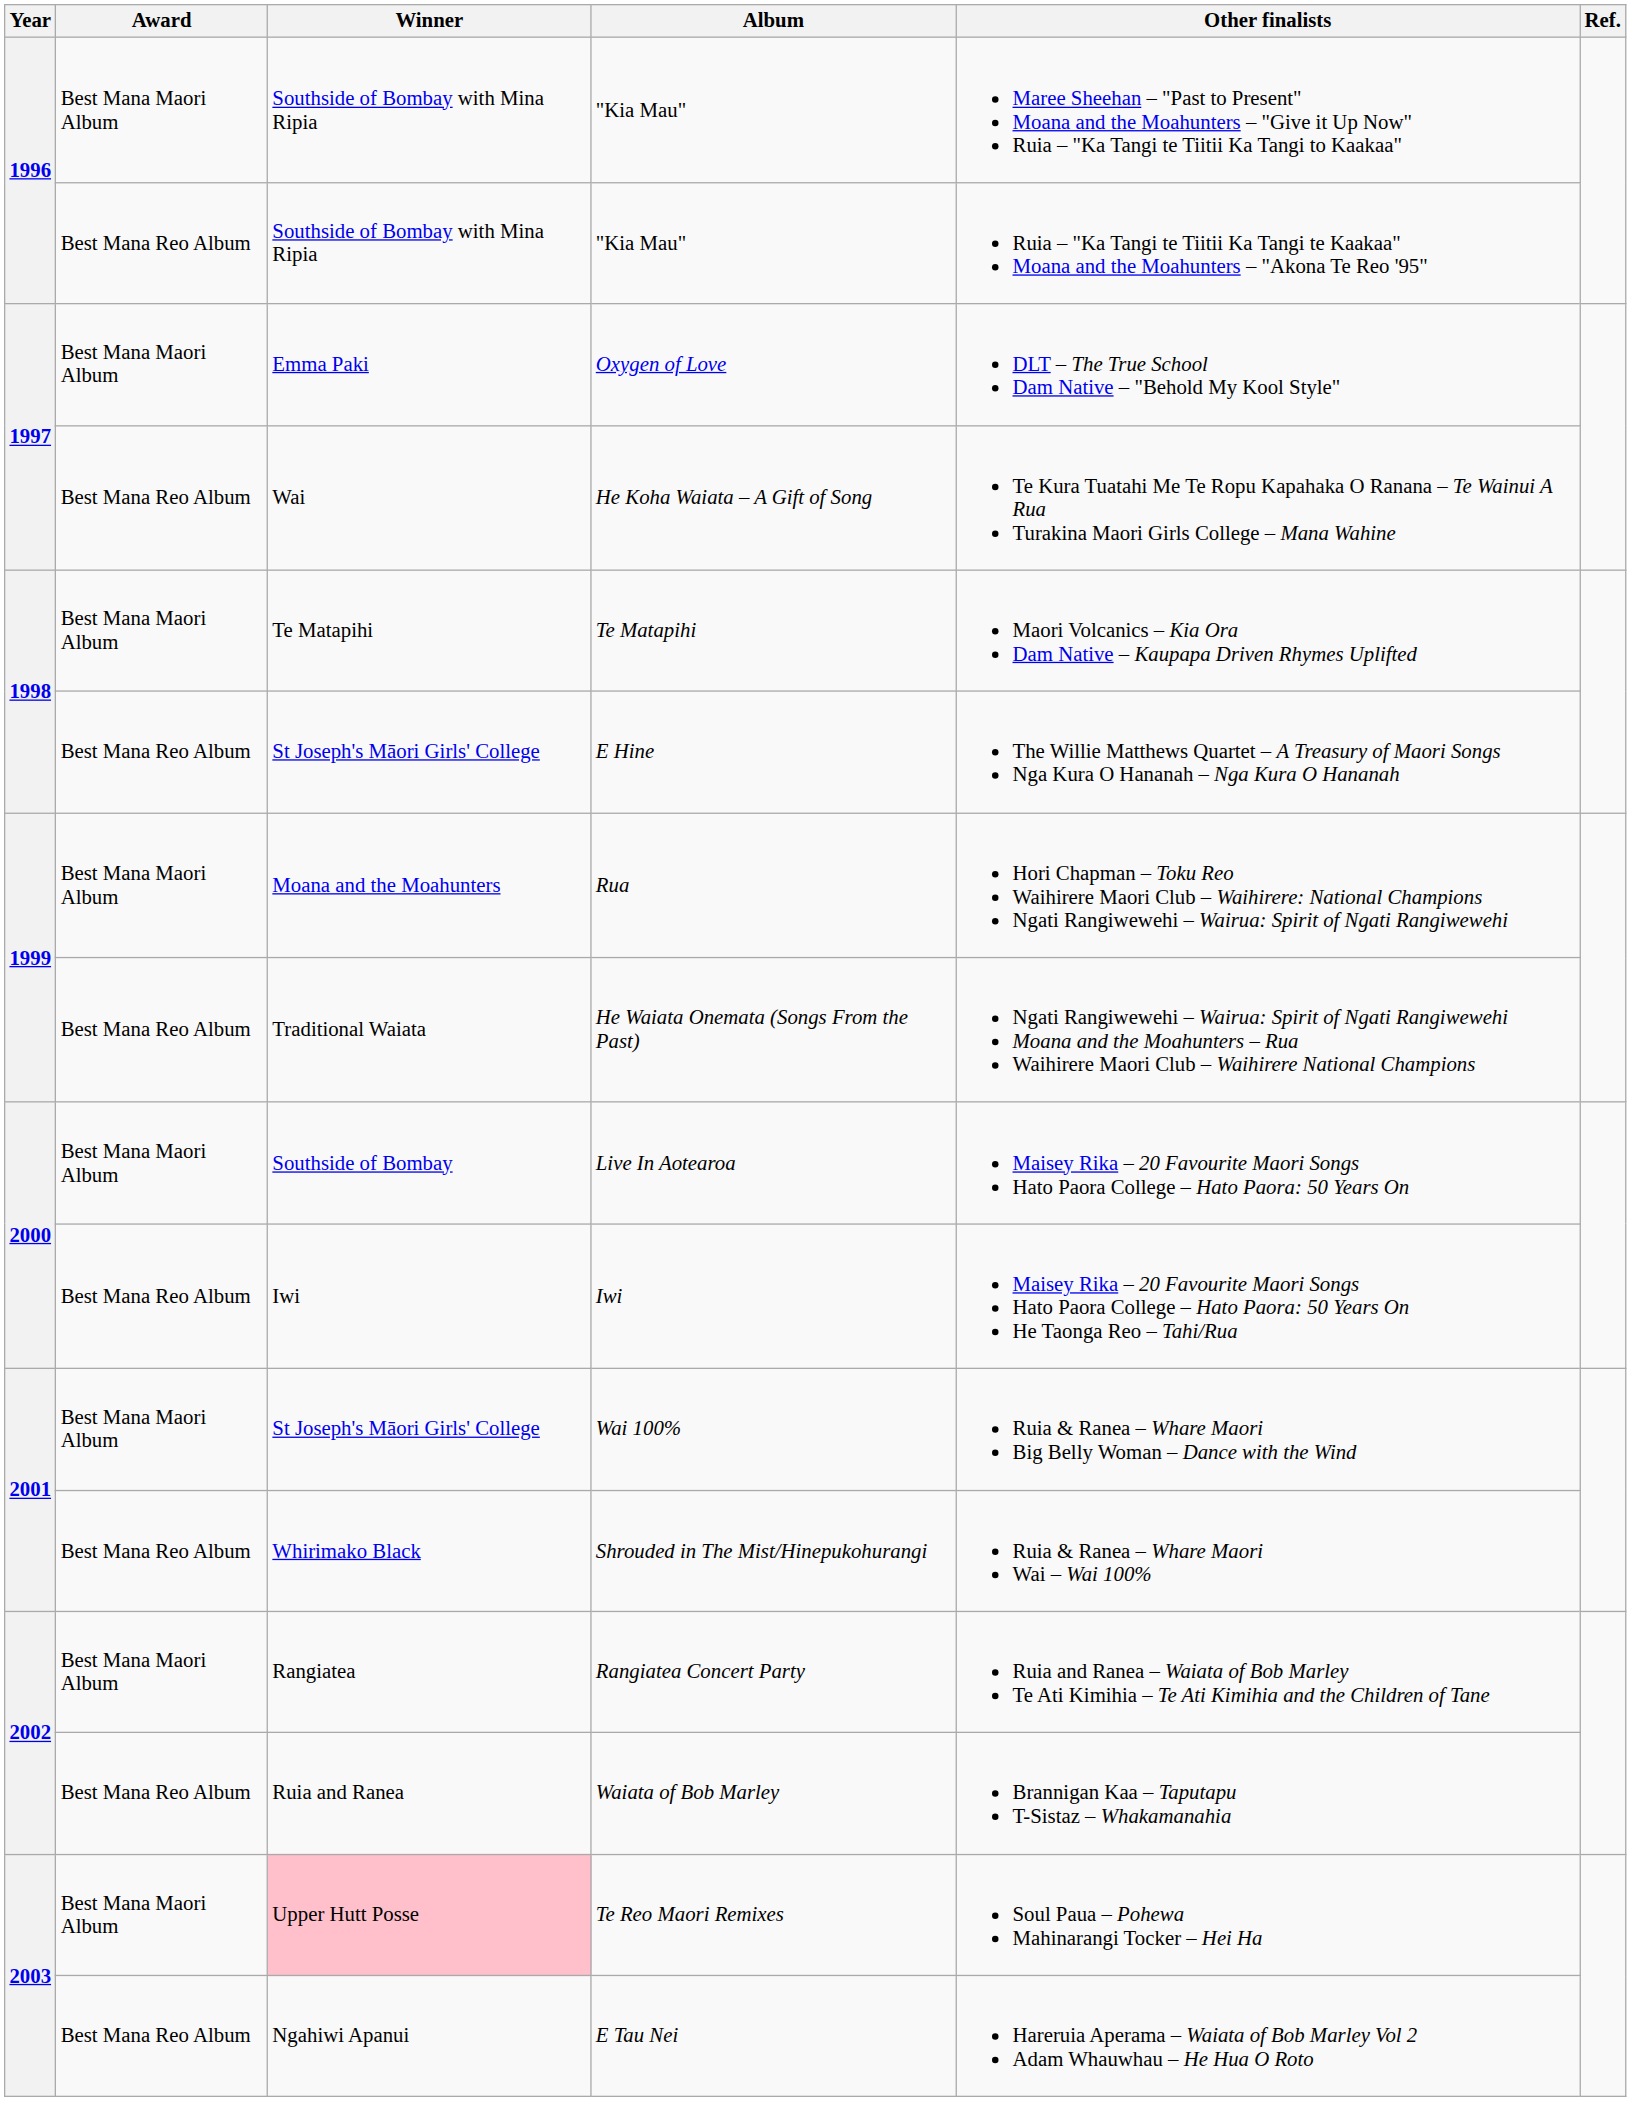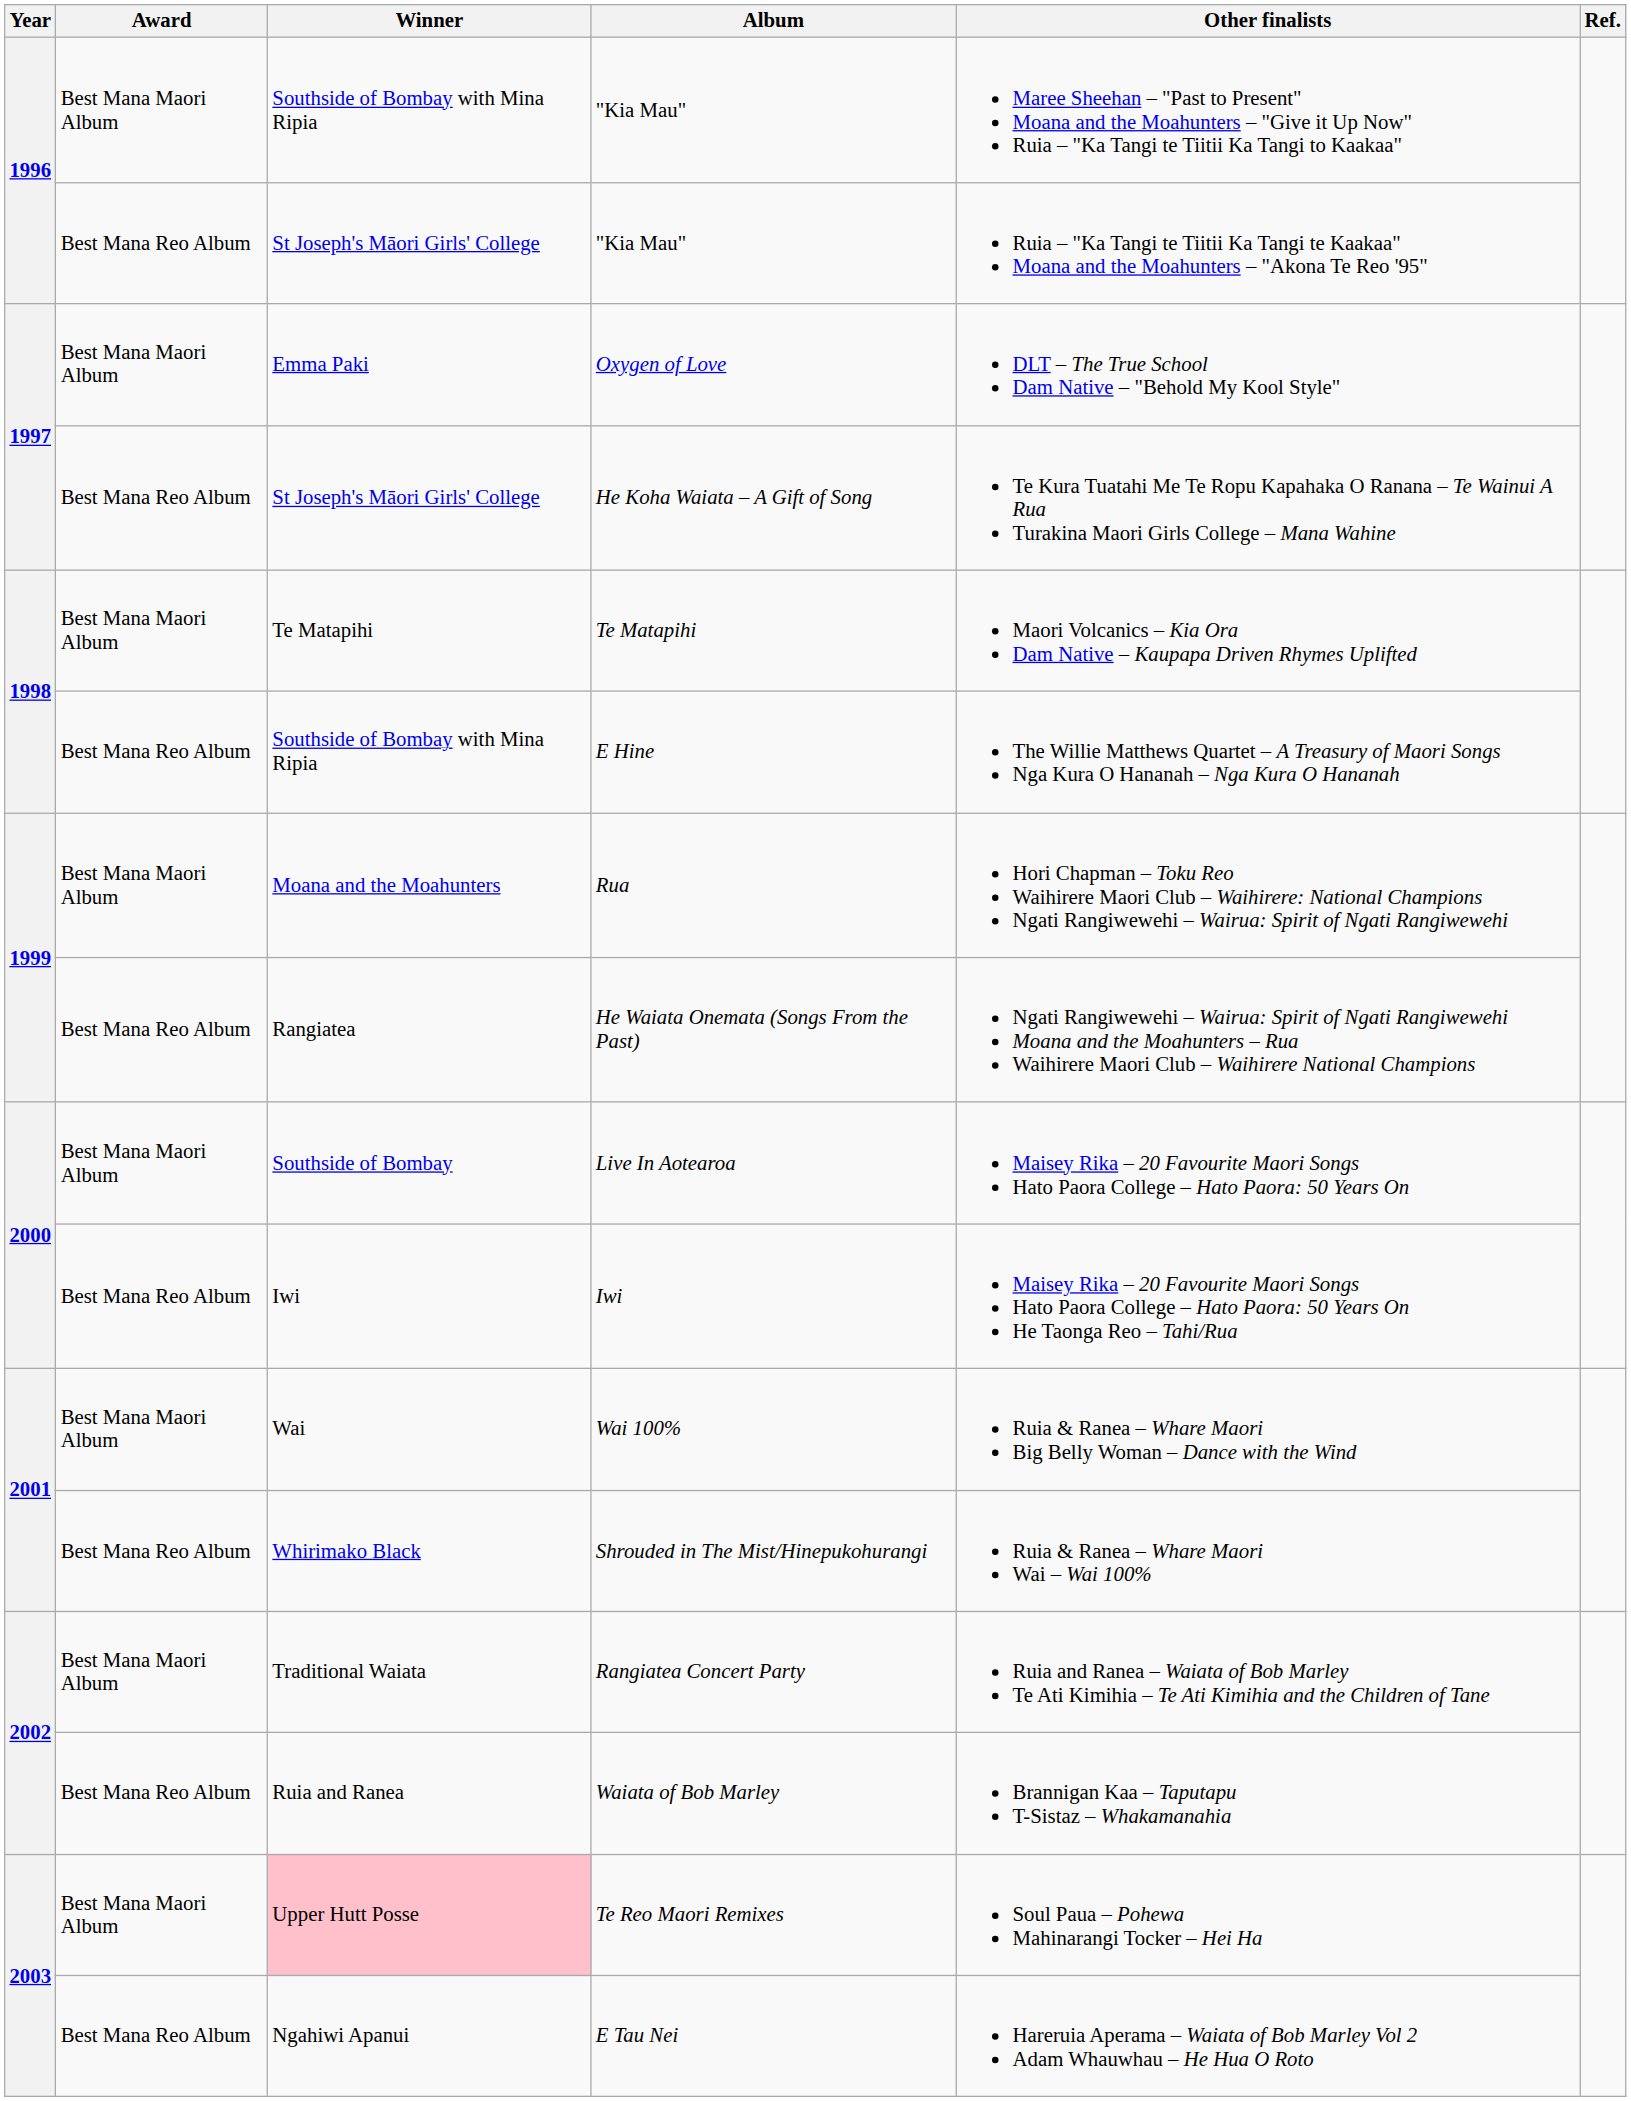(408, 242) Southside of Bombay with Mina Ripia -> (406, 242) St Joseph's Māori Girls' College
(289, 497) Wai -> (406, 497) St Joseph's Māori Girls' College
(406, 751) St Joseph's Māori Girls' College -> (408, 751) Southside of Bombay with Mina Ripia
(349, 1029) Traditional Waiata -> (314, 1029) Rangiatea
(406, 1429) St Joseph's Māori Girls' College -> (289, 1429) Wai
(314, 1671) Rangiatea -> (349, 1671) Traditional Waiata
